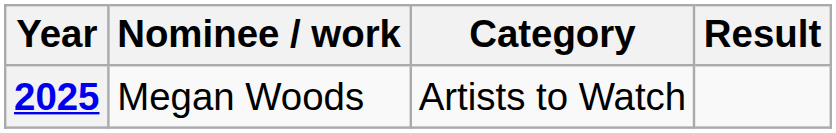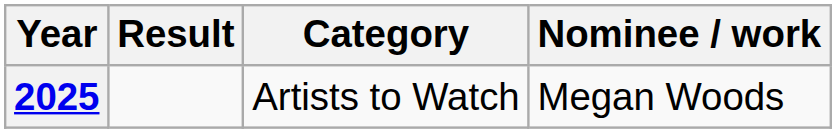columns swapped: (259, 34) <-> (763, 34)
